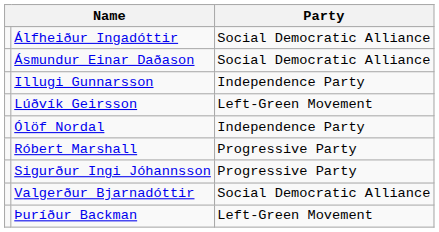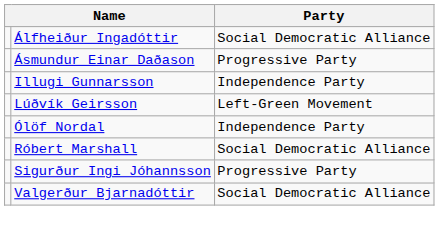(324, 60) Social Democratic Alliance -> (287, 60) Progressive Party
(287, 149) Progressive Party -> (324, 149) Social Democratic Alliance
- row: (76, 216)
